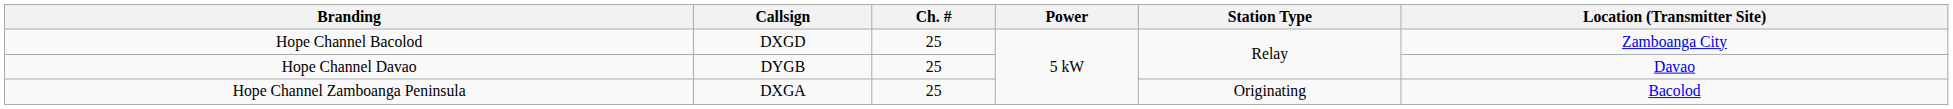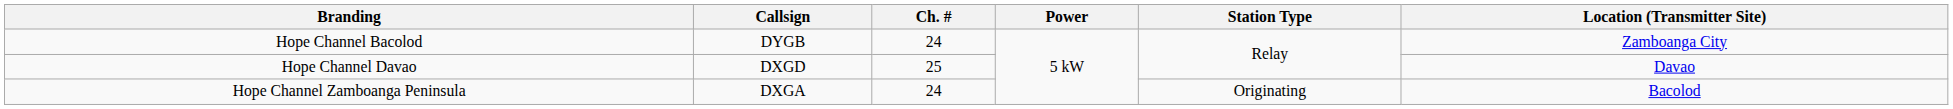(783, 41) DXGD -> (783, 41) DYGB
(934, 41) 25 -> (934, 41) 24
(783, 66) DYGB -> (783, 66) DXGD
(934, 91) 25 -> (934, 91) 24
